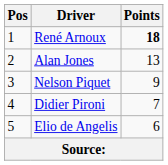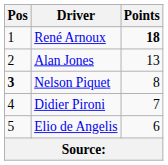(11, 82) normal -> (11, 82) bold
(156, 82) 9 -> (156, 82) 8
